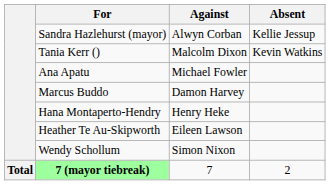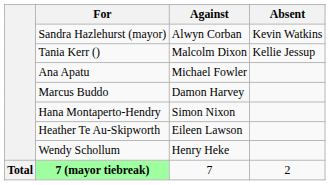(284, 34) Kellie Jessup -> (287, 34) Kevin Watkins
(287, 53) Kevin Watkins -> (284, 53) Kellie Jessup
(201, 112) Henry Heke -> (203, 112) Simon Nixon
(203, 150) Simon Nixon -> (201, 150) Henry Heke
